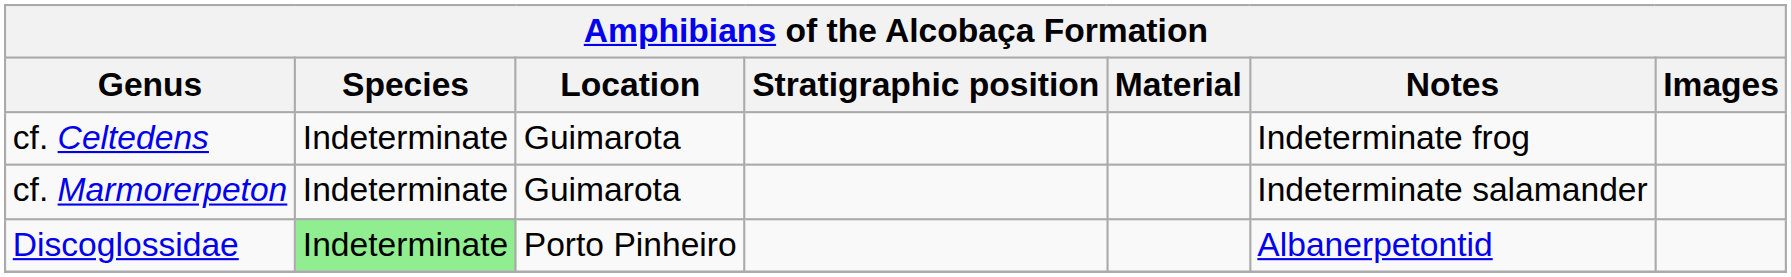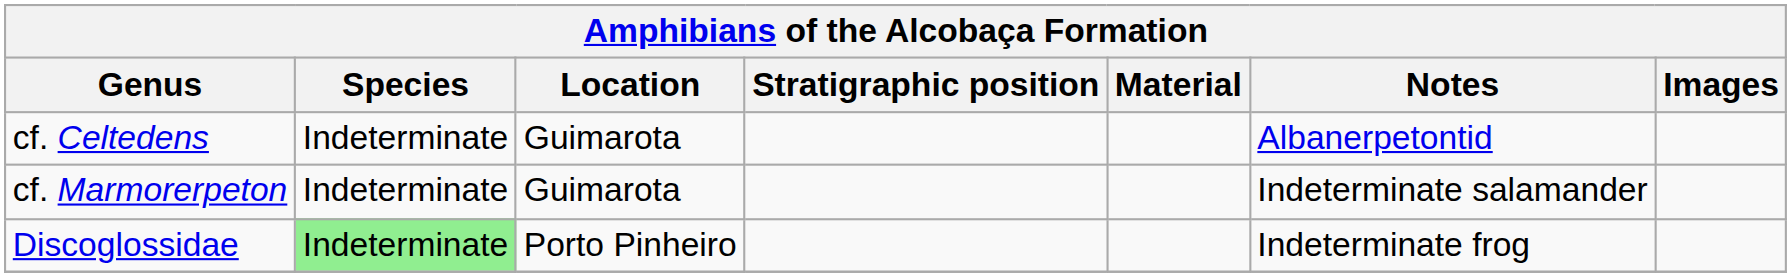(1394, 137) Indeterminate frog -> (1375, 137) Albanerpetontid
(1375, 244) Albanerpetontid -> (1394, 244) Indeterminate frog
